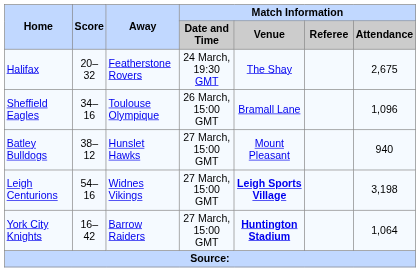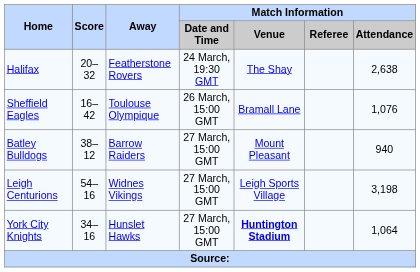(384, 69) 2,675 -> (384, 69) 2,638
(89, 109) 34–16 -> (89, 109) 16–42
(384, 109) 1,096 -> (384, 109) 1,076
(126, 150) Hunslet Hawks -> (127, 150) Barrow Raiders
(269, 190) bold -> (269, 190) normal
(89, 230) 16–42 -> (89, 230) 34–16
(127, 230) Barrow Raiders -> (126, 230) Hunslet Hawks
